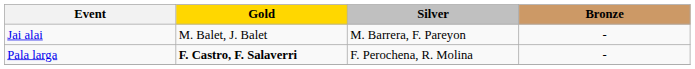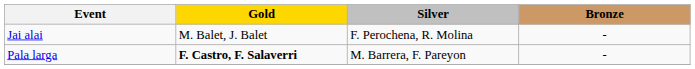(408, 34) M. Barrera, F. Pareyon -> (412, 34) F. Perochena, R. Molina
(412, 54) F. Perochena, R. Molina -> (408, 54) M. Barrera, F. Pareyon
